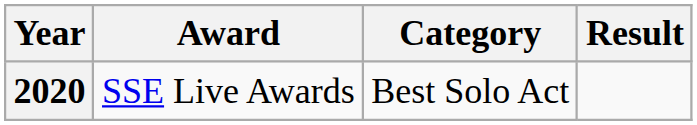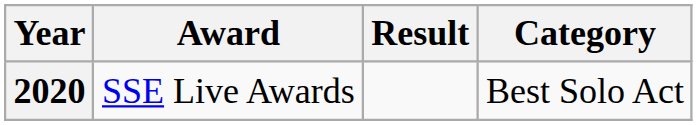columns swapped: (470, 33) <-> (635, 33)
